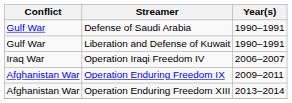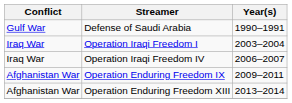- row: (157, 43)
+ row: (141, 43)
